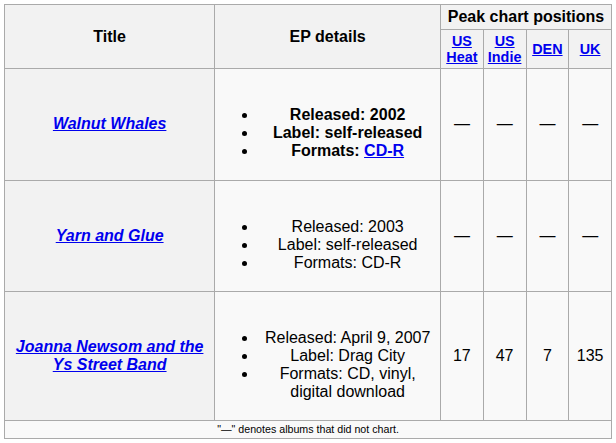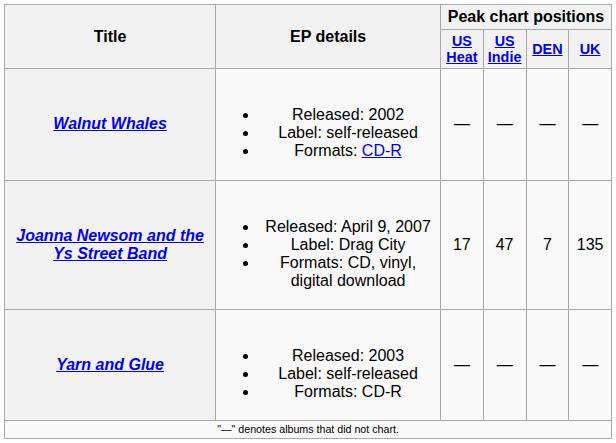(328, 133) bold -> (328, 133) normal
rows swapped: (110, 235) <-> (110, 356)
